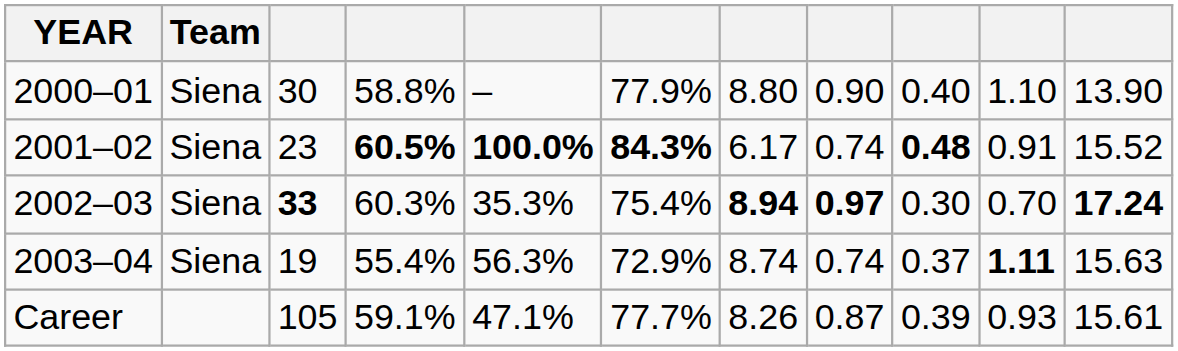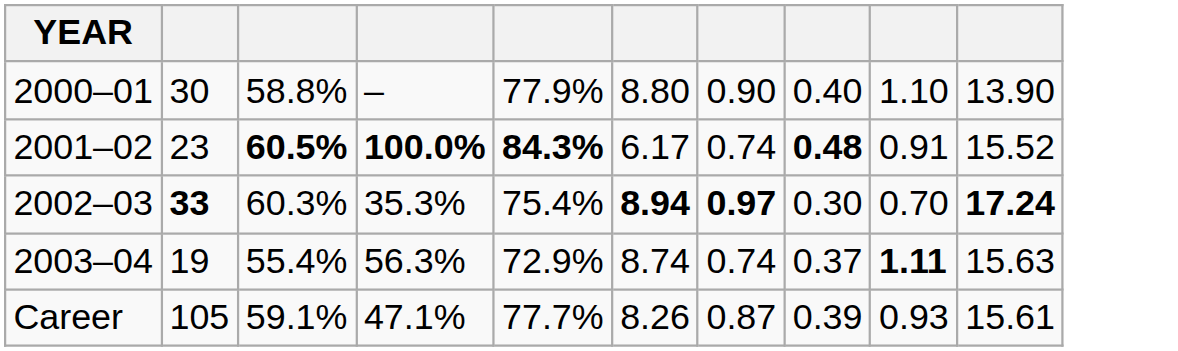- column: (215, 32)
